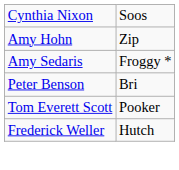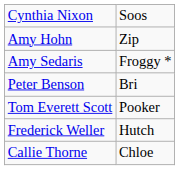+ row: (47, 152)
